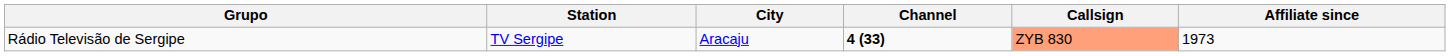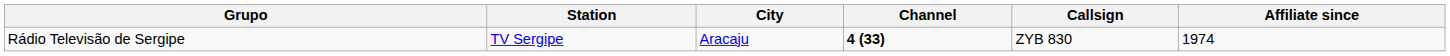(1044, 39) lightsalmon background -> (1044, 39) no background
(1198, 39) 1973 -> (1198, 39) 1974
